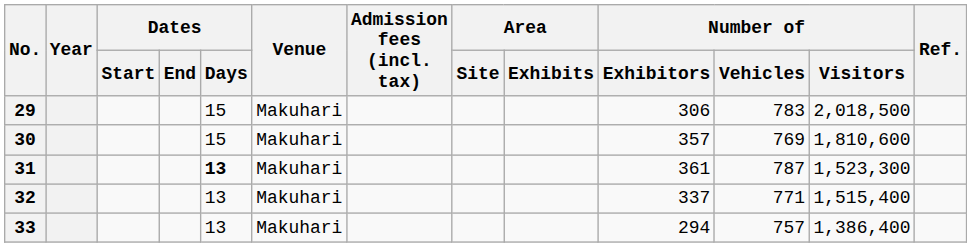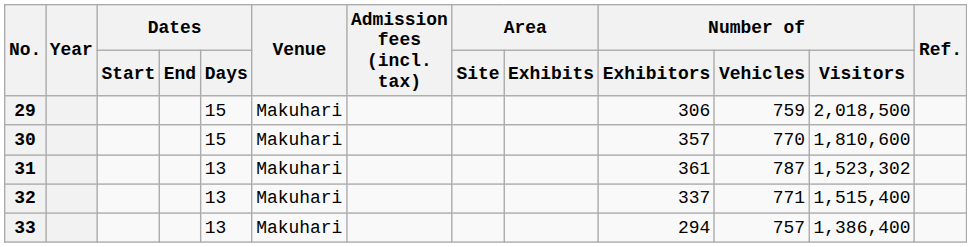(789, 111) 783 -> (789, 111) 759
(789, 140) 769 -> (789, 140) 770
(215, 169) bold -> (215, 169) normal
(862, 169) 1,523,300 -> (862, 169) 1,523,302
